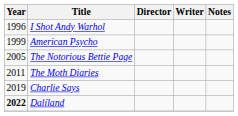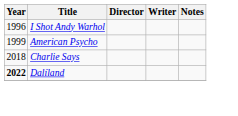- row: (81, 57)
- row: (64, 73)
(16, 88) 2019 -> (16, 57) 2018
